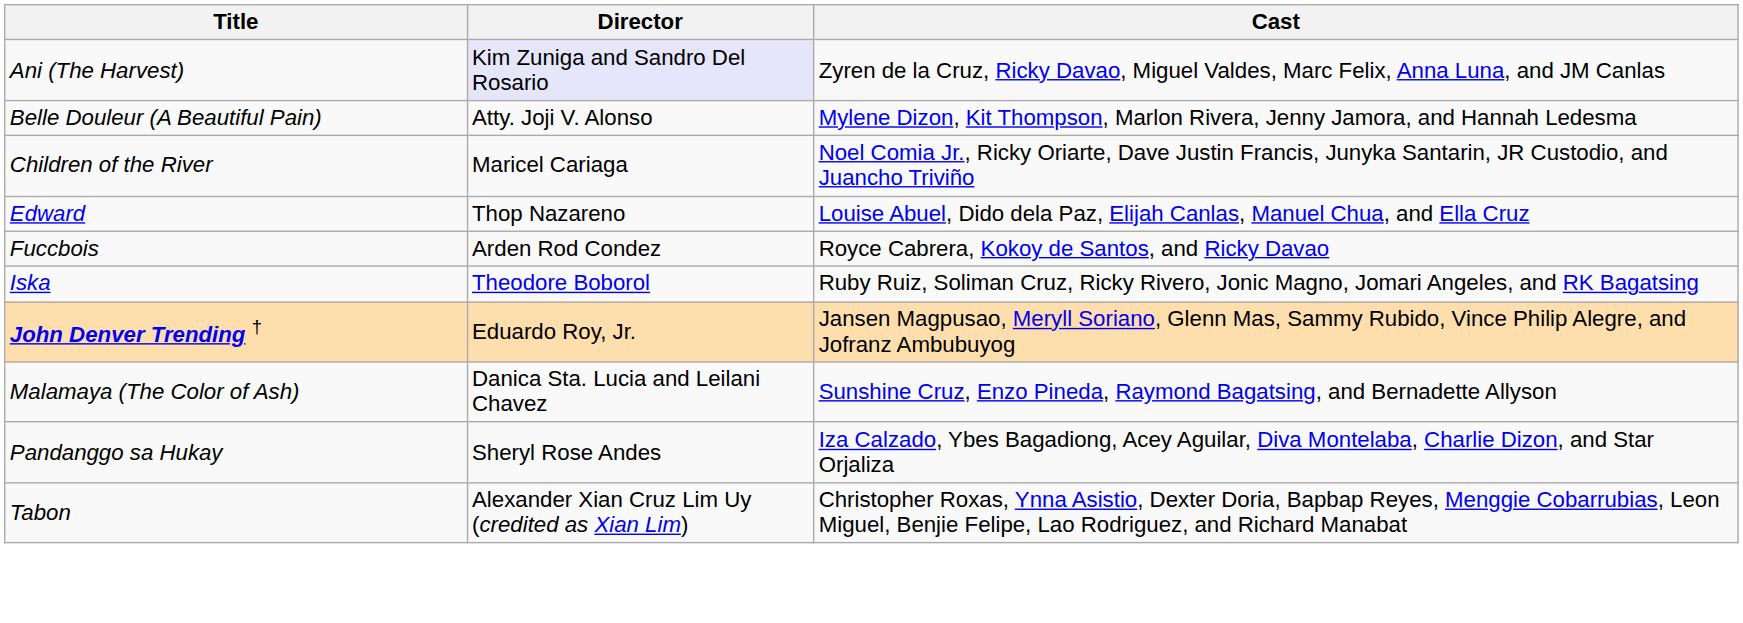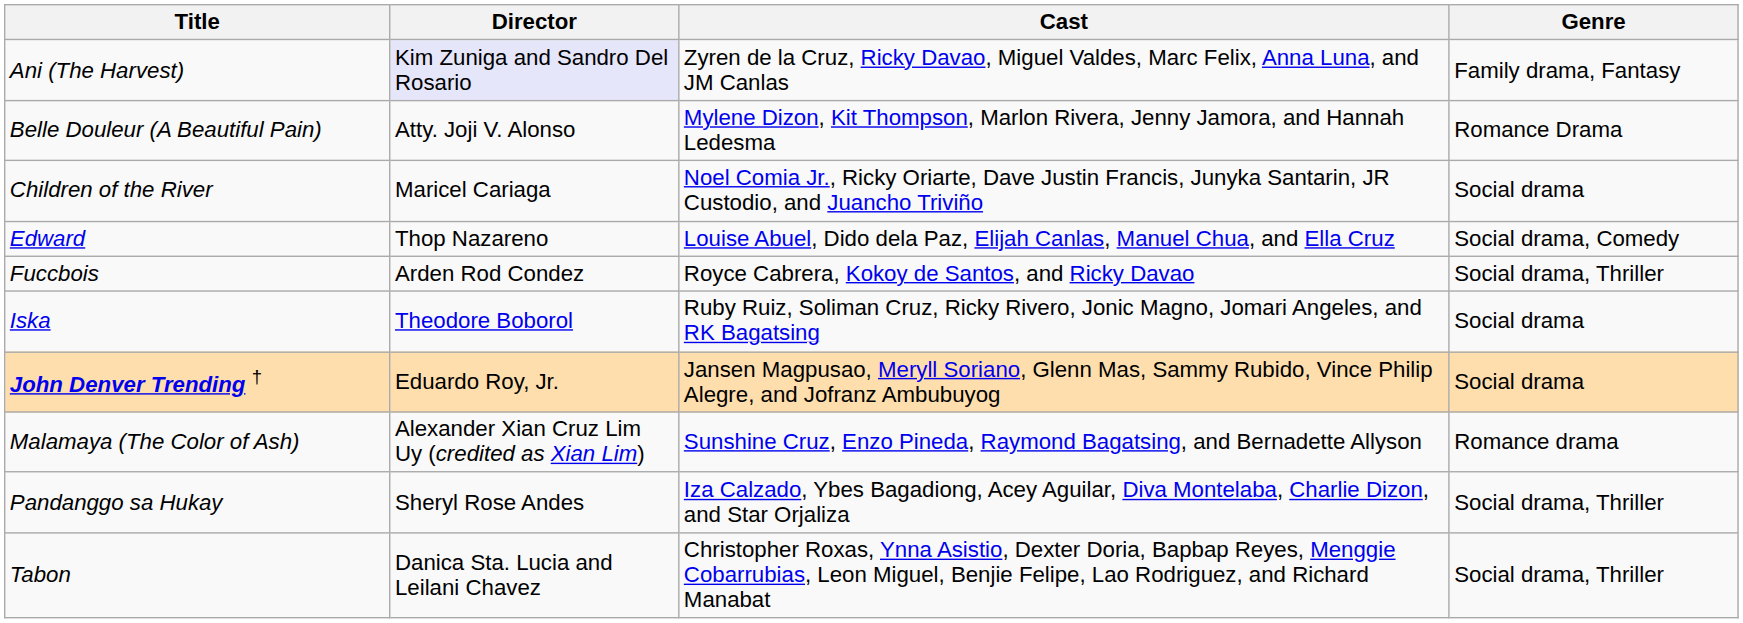+ column: (1594, 22)
(616, 391) Danica Sta. Lucia and Leilani Chavez -> (520, 441) Alexander Xian Cruz Lim Uy (credited as Xian Lim)
(612, 512) Alexander Xian Cruz Lim Uy (credited as Xian Lim) -> (504, 575) Danica Sta. Lucia and Leilani Chavez
